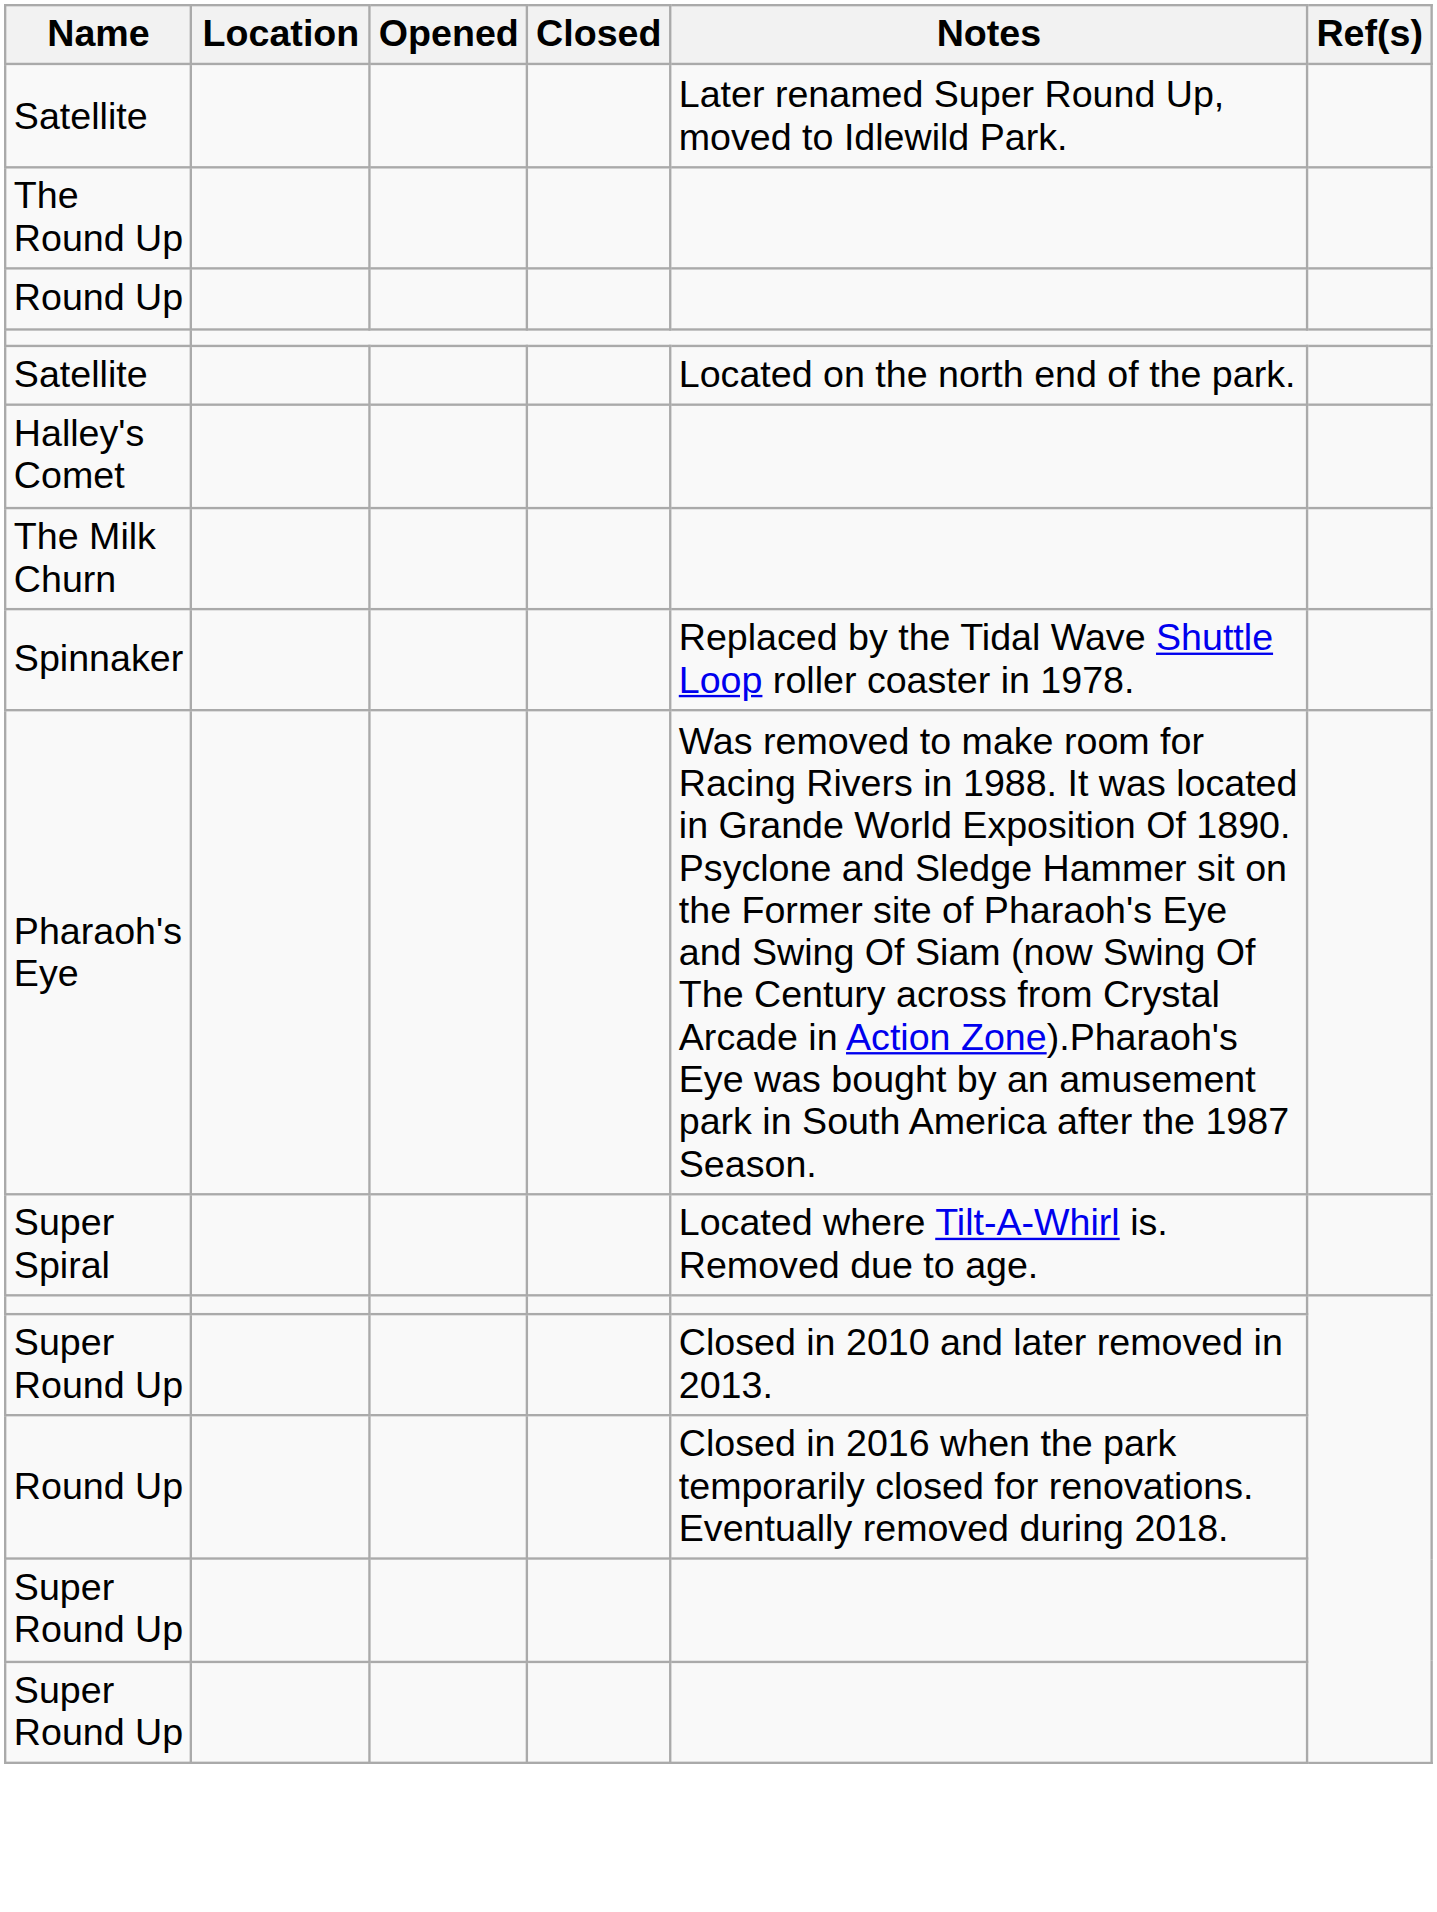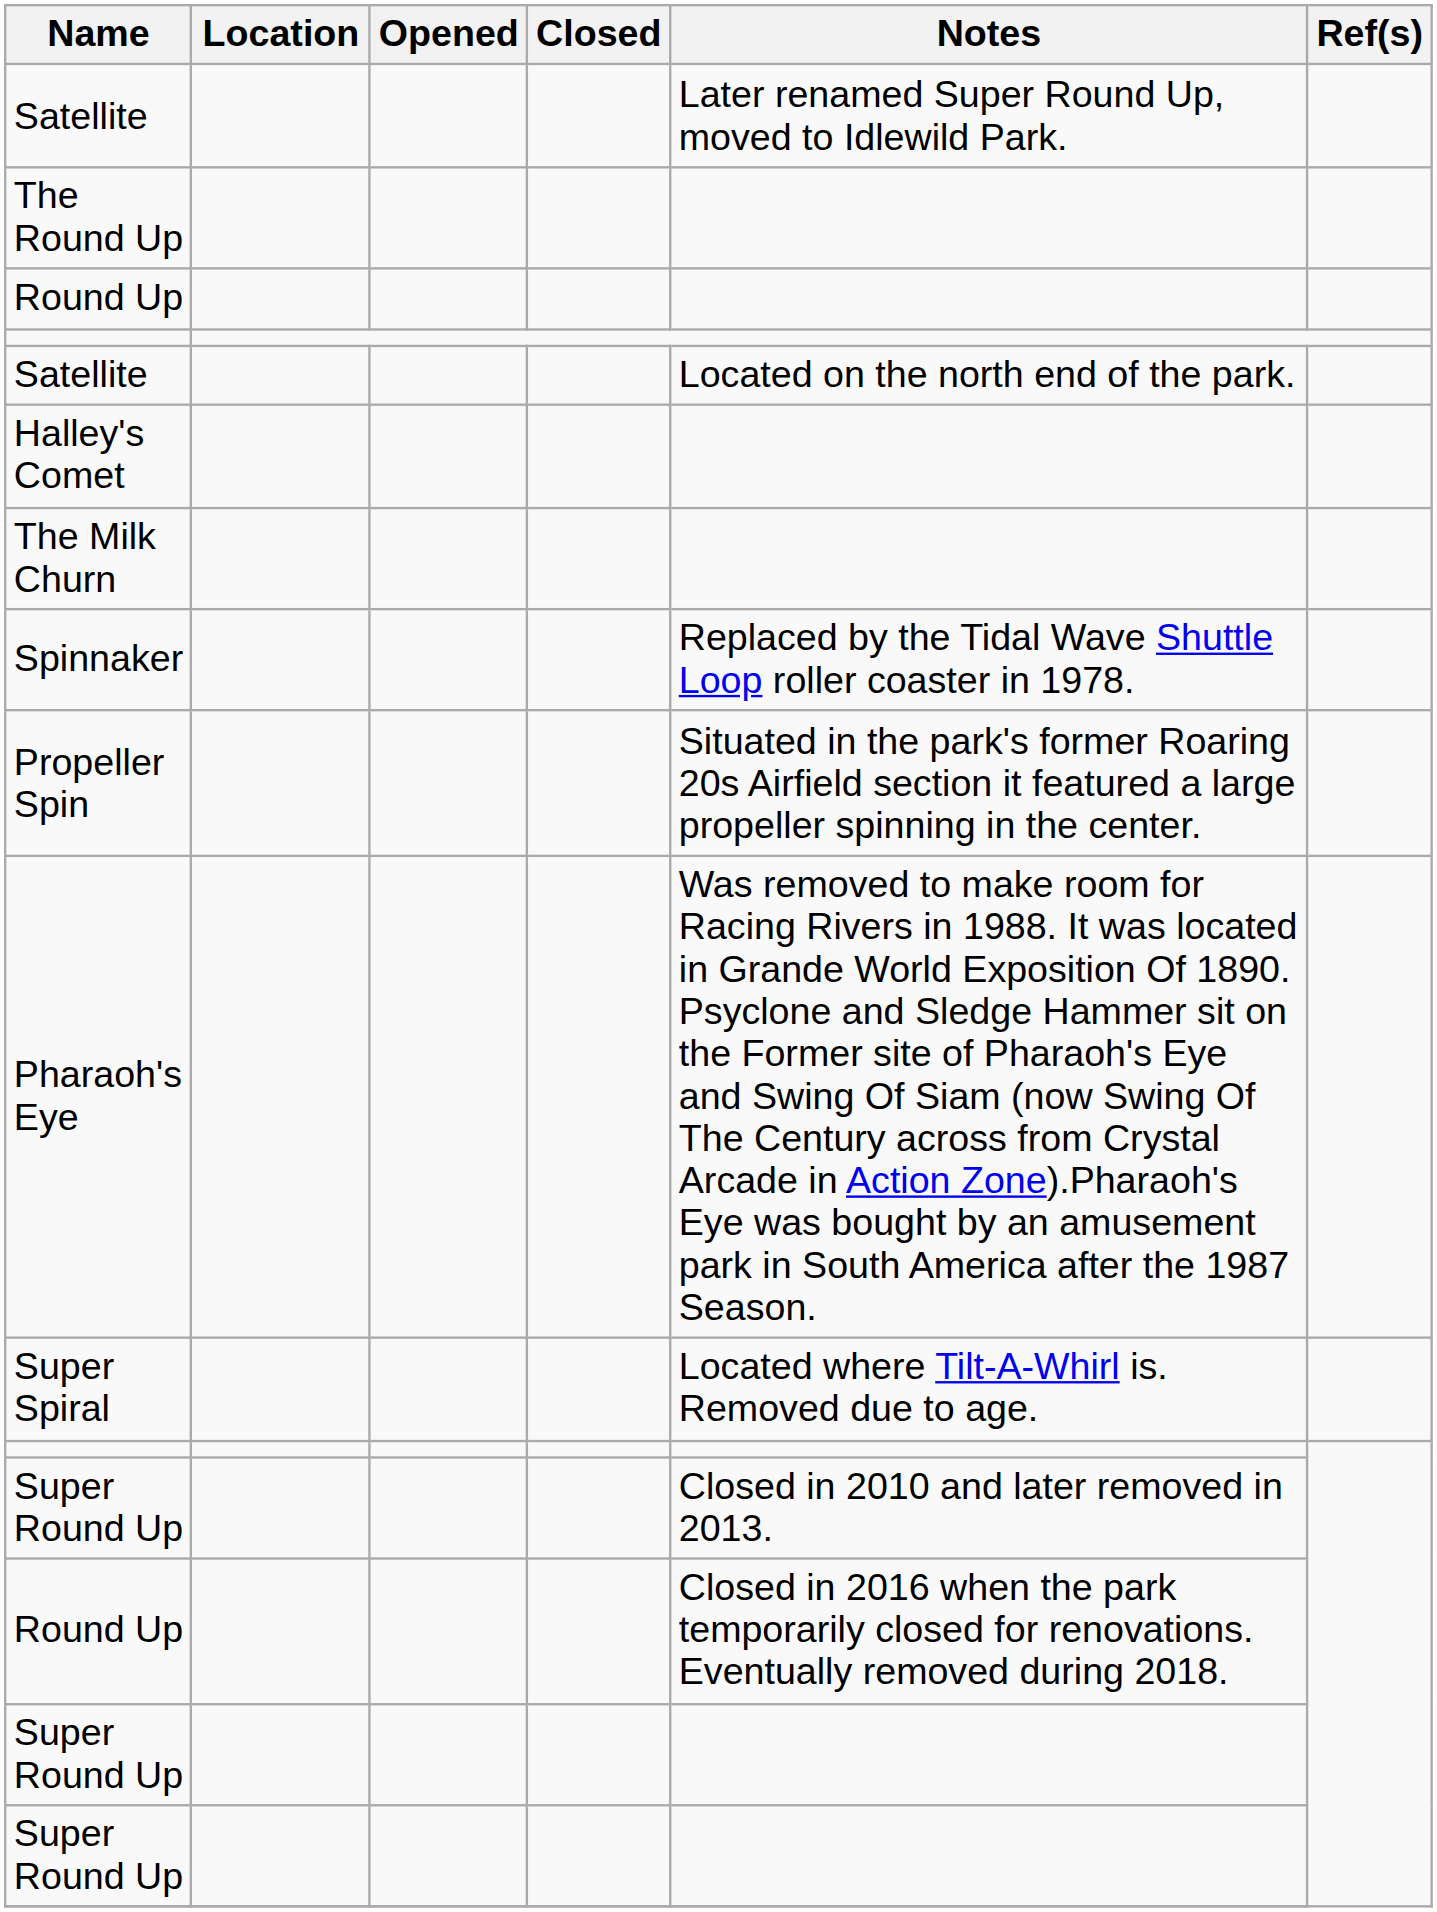+ row: (89, 782)
